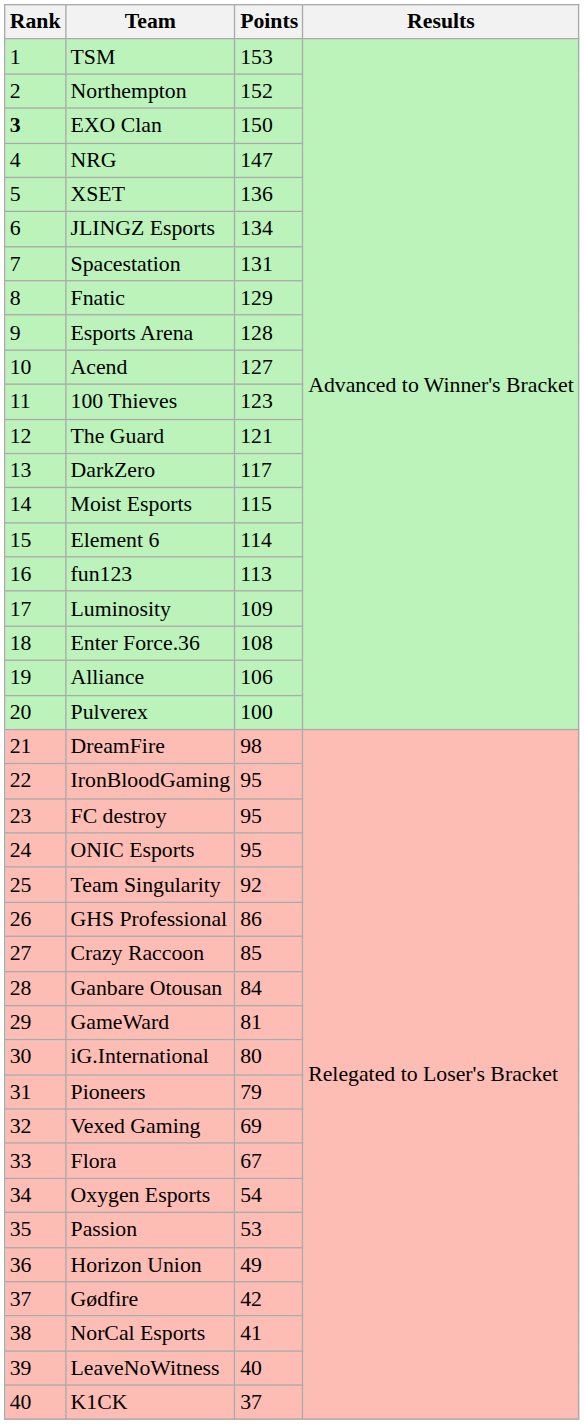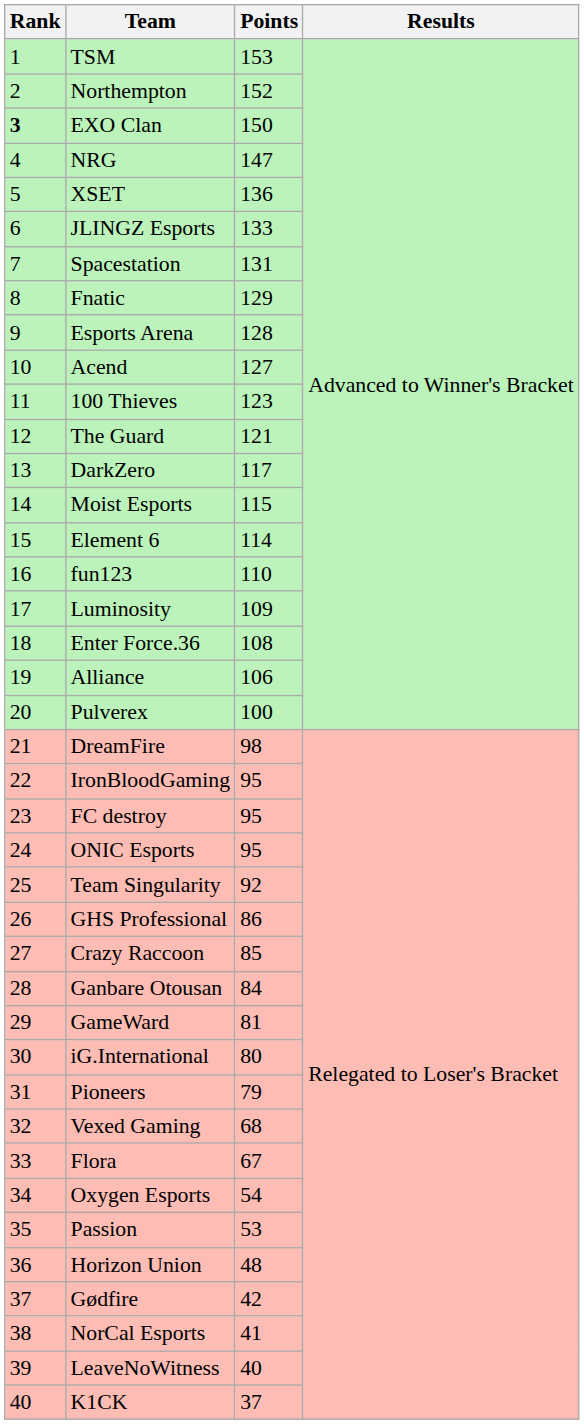(256, 228) 134 -> (256, 228) 133
(256, 573) 113 -> (256, 573) 110
(251, 1126) 69 -> (251, 1126) 68
(251, 1264) 49 -> (251, 1264) 48
